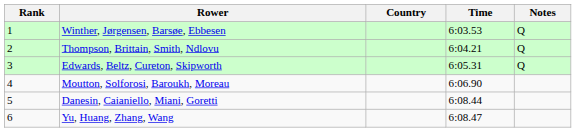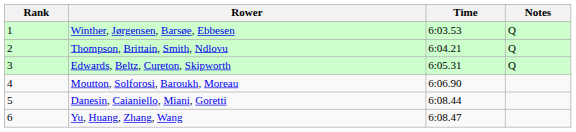- column: (406, 13)
